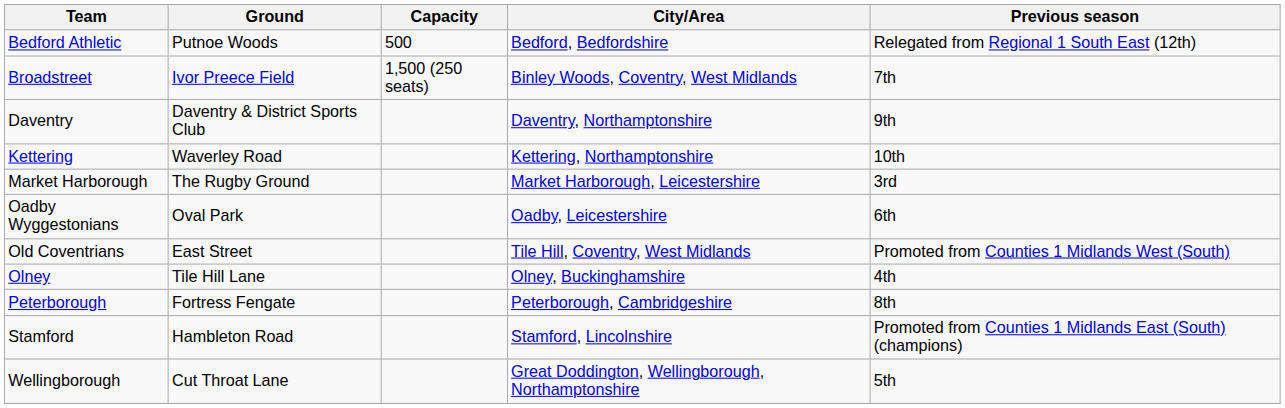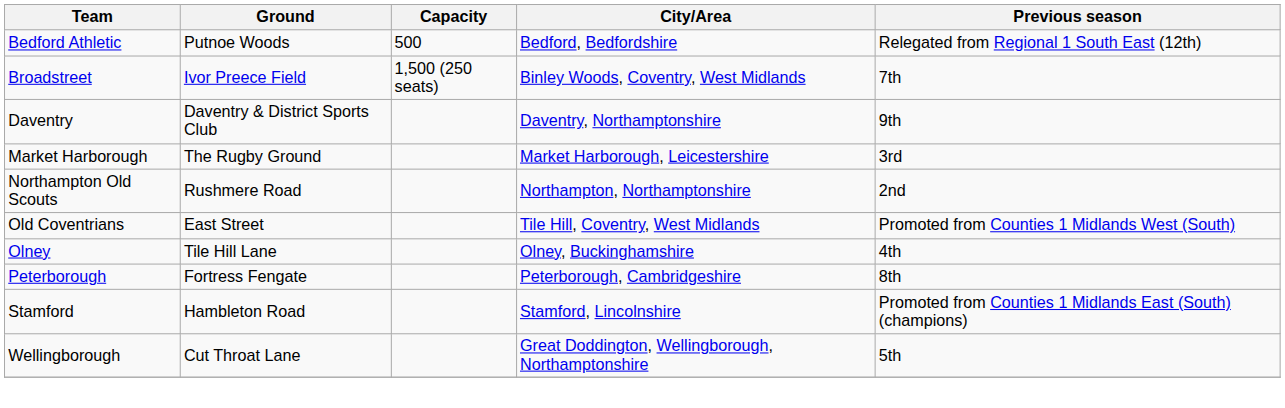- row: (41, 156)
+ row: (70, 190)
- row: (63, 216)
